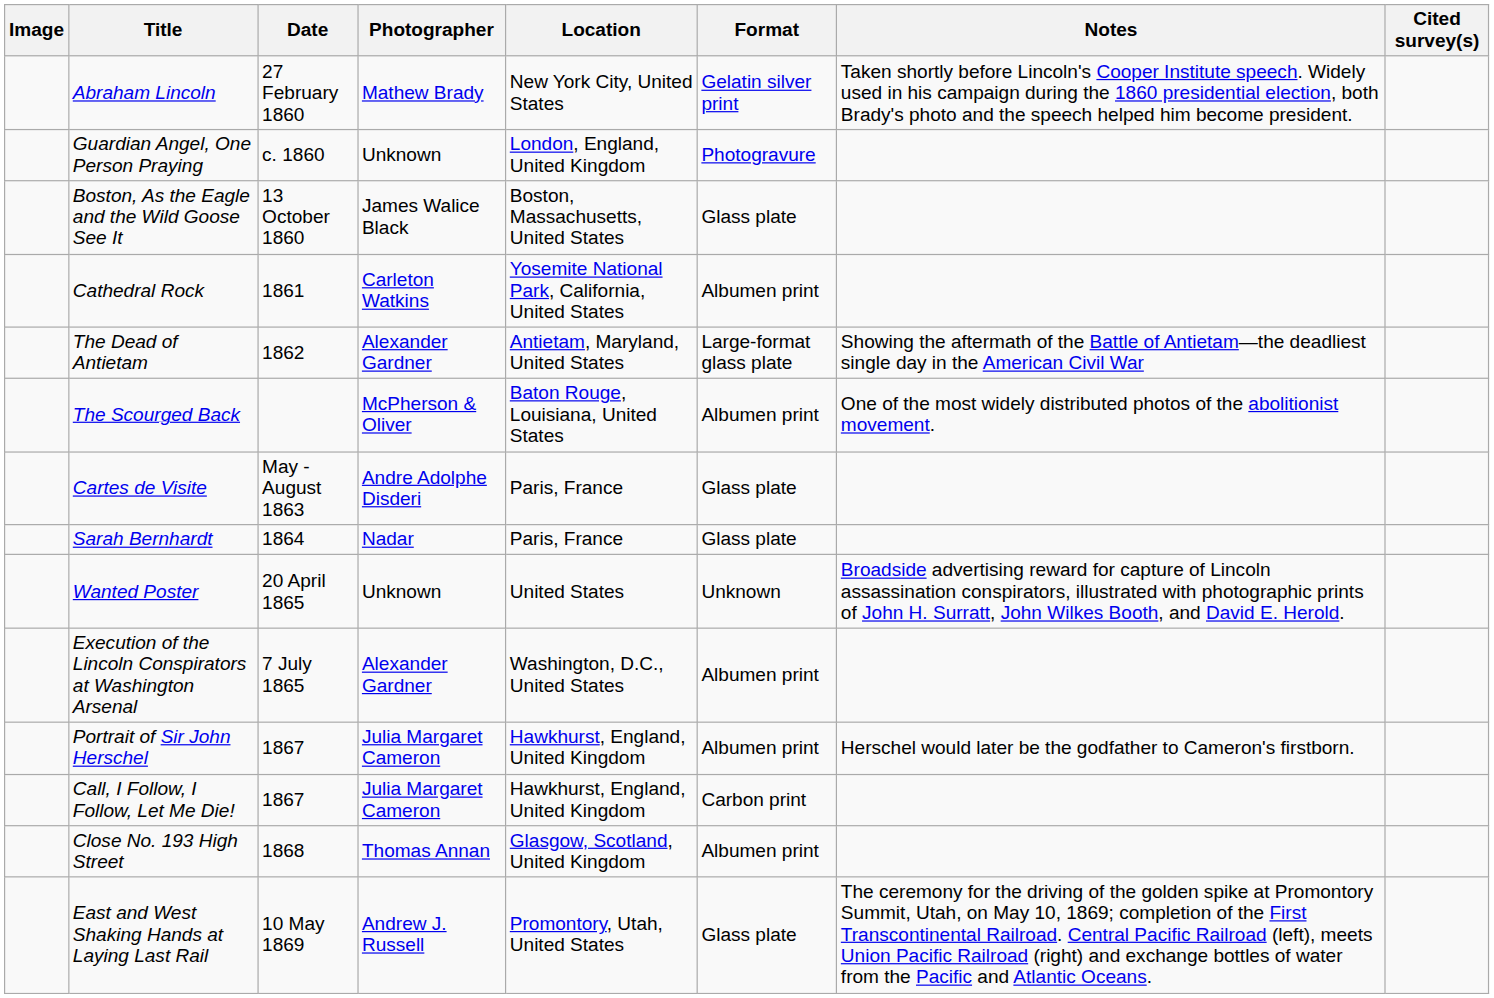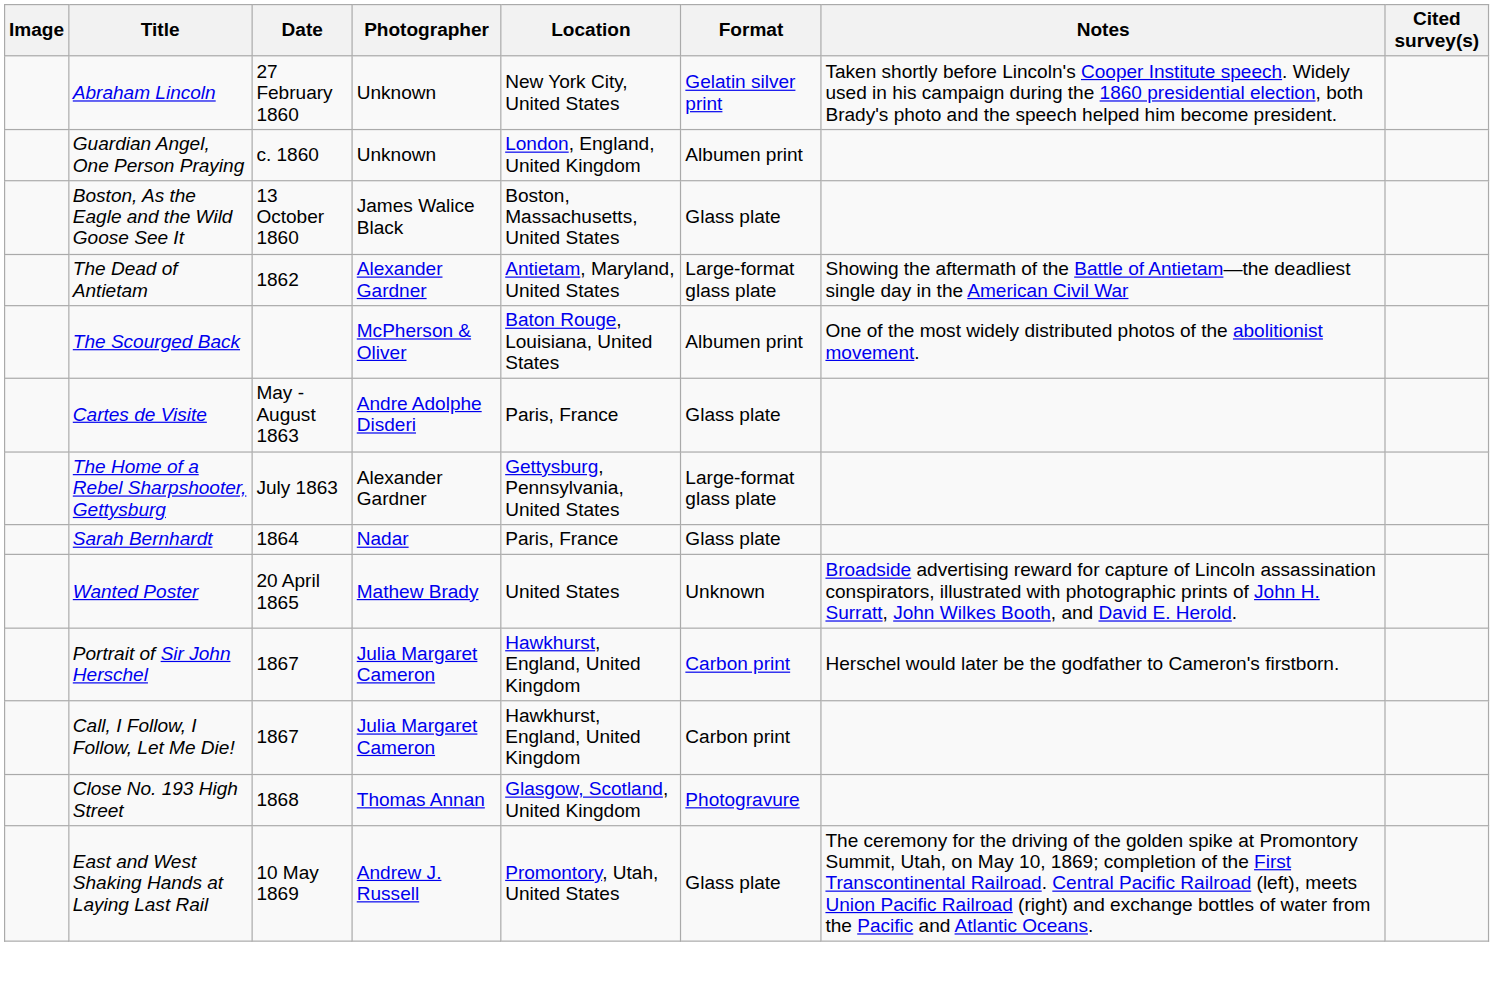(423, 92) Mathew Brady -> (396, 92) Unknown
(759, 154) Photogravure -> (744, 154) Albumen print
- row: (138, 290)
+ row: (160, 488)
(402, 591) Unknown -> (418, 591) Mathew Brady
- row: (160, 674)
(760, 748) Albumen print -> (738, 664) Carbon print
(760, 851) Albumen print -> (743, 799) Photogravure
